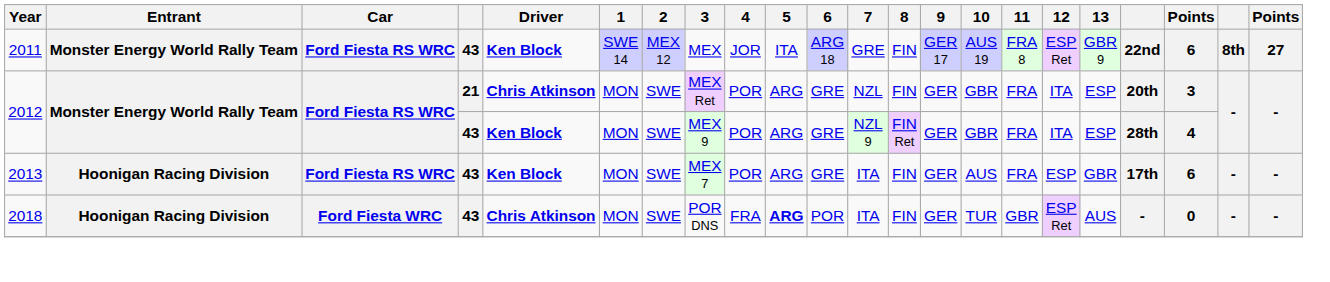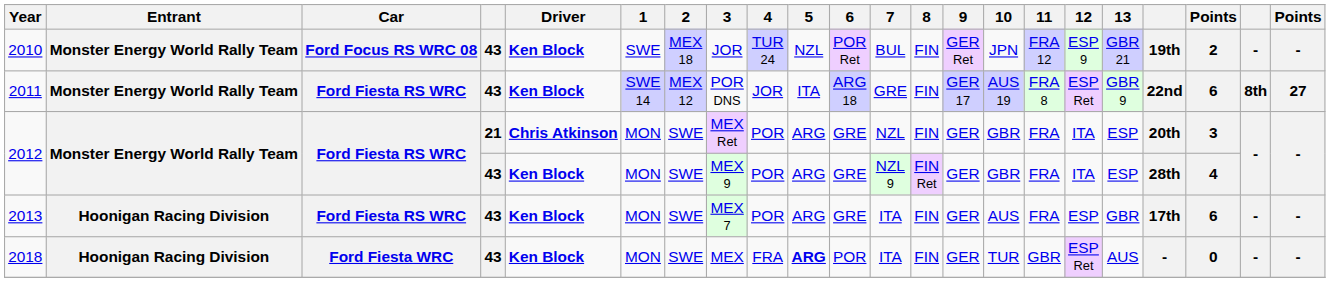+ row: (25, 50)
(705, 50) MEX -> (727, 91) POR DNS
(541, 216) Chris Atkinson -> (546, 257) Ken Block
(705, 216) POR DNS -> (727, 257) MEX
